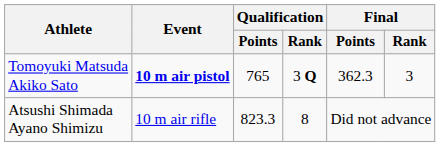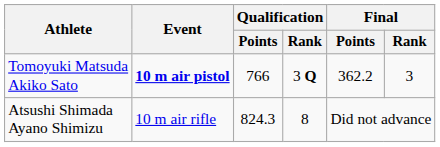(258, 76) 765 -> (258, 76) 766
(355, 76) 362.3 -> (355, 76) 362.2
(258, 119) 823.3 -> (258, 119) 824.3
